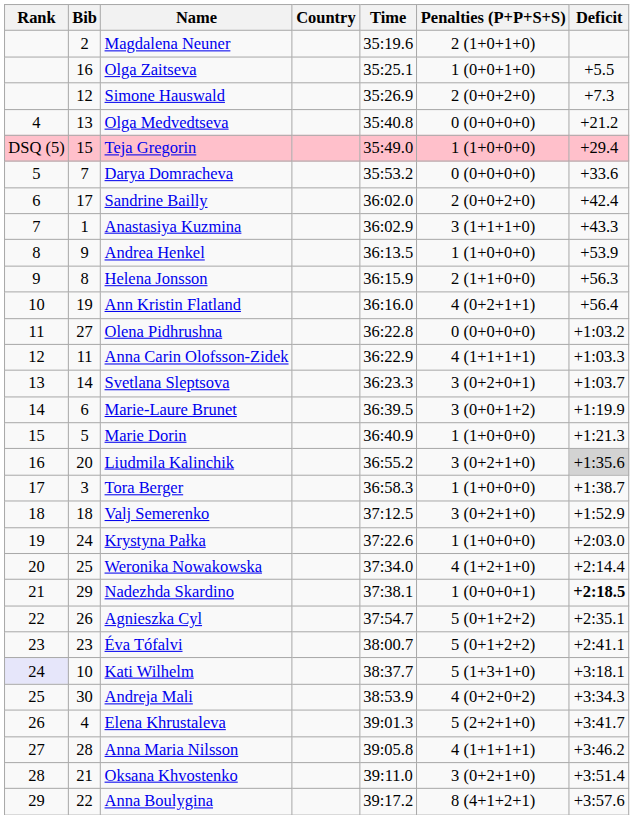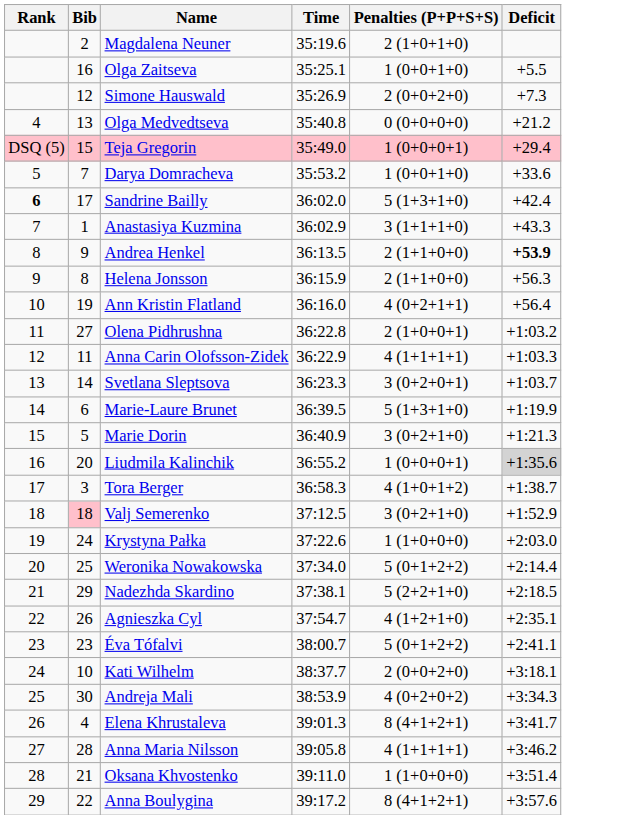- column: (326, 17)
(493, 148) 1 (1+0+0+0) -> (426, 148) 1 (0+0+0+1)
(493, 174) 0 (0+0+0+0) -> (426, 174) 1 (0+0+1+0)
(36, 200) normal -> (36, 200) bold
(493, 200) 2 (0+0+2+0) -> (426, 200) 5 (1+3+1+0)
(493, 252) 1 (1+0+0+0) -> (426, 252) 2 (1+1+0+0)
(599, 252) normal -> (532, 252) bold
(493, 331) 0 (0+0+0+0) -> (426, 331) 2 (1+0+0+1)
(493, 409) 3 (0+0+1+2) -> (426, 409) 5 (1+3+1+0)
(493, 435) 1 (1+0+0+0) -> (426, 435) 3 (0+2+1+0)
(493, 461) 3 (0+2+1+0) -> (426, 461) 1 (0+0+0+1)
(493, 488) 1 (1+0+0+0) -> (426, 488) 4 (1+0+1+2)
(85, 514) no background -> (85, 514) pink background
(493, 566) 4 (1+2+1+0) -> (426, 566) 5 (0+1+2+2)
(493, 592) 1 (0+0+0+1) -> (426, 592) 5 (2+2+1+0)
(599, 592) bold -> (532, 592) normal
(493, 618) 5 (0+1+2+2) -> (426, 618) 4 (1+2+1+0)
(36, 670) lavender background -> (36, 670) no background
(493, 670) 5 (1+3+1+0) -> (426, 670) 2 (0+0+2+0)
(493, 723) 5 (2+2+1+0) -> (426, 723) 8 (4+1+2+1)
(493, 775) 3 (0+2+1+0) -> (426, 775) 1 (1+0+0+0)
